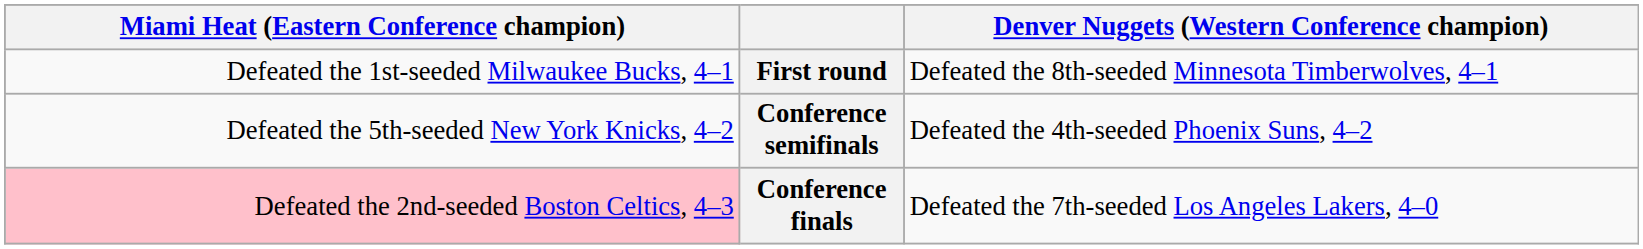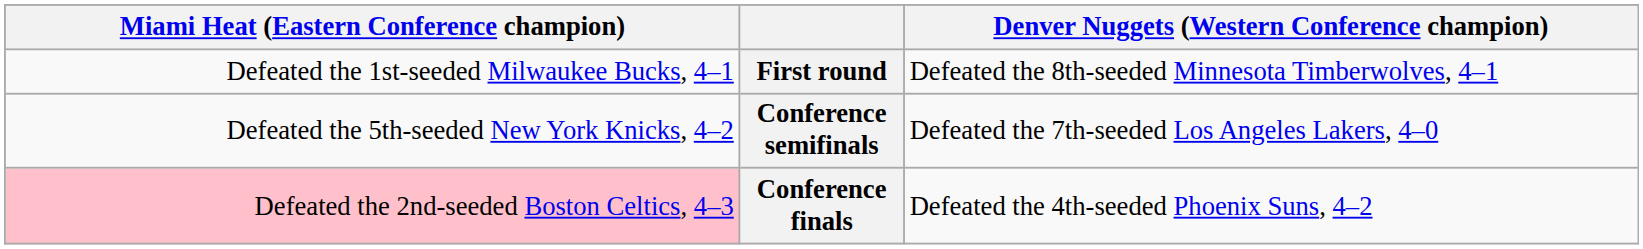(1141, 130) Defeated the 4th-seeded Phoenix Suns, 4–2 -> (1174, 130) Defeated the 7th-seeded Los Angeles Lakers, 4–0
(1174, 205) Defeated the 7th-seeded Los Angeles Lakers, 4–0 -> (1141, 205) Defeated the 4th-seeded Phoenix Suns, 4–2
